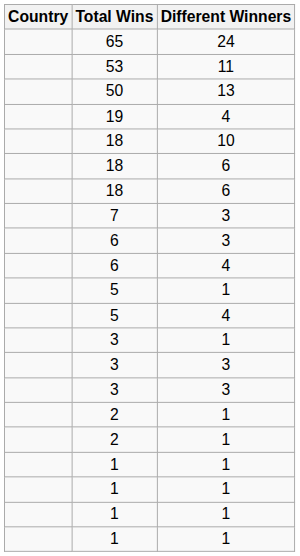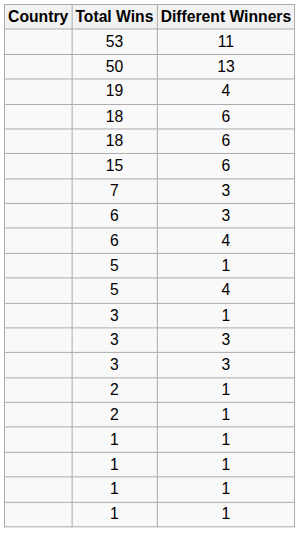- row: (114, 41)
- row: (114, 141)
+ row: (114, 166)
